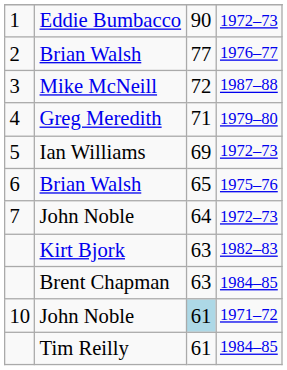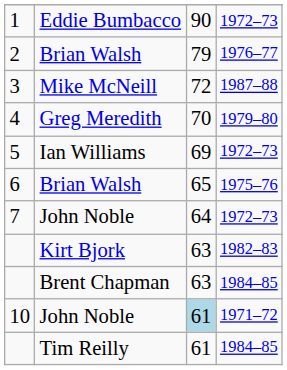(201, 53) 77 -> (201, 53) 79
(201, 119) 71 -> (201, 119) 70
